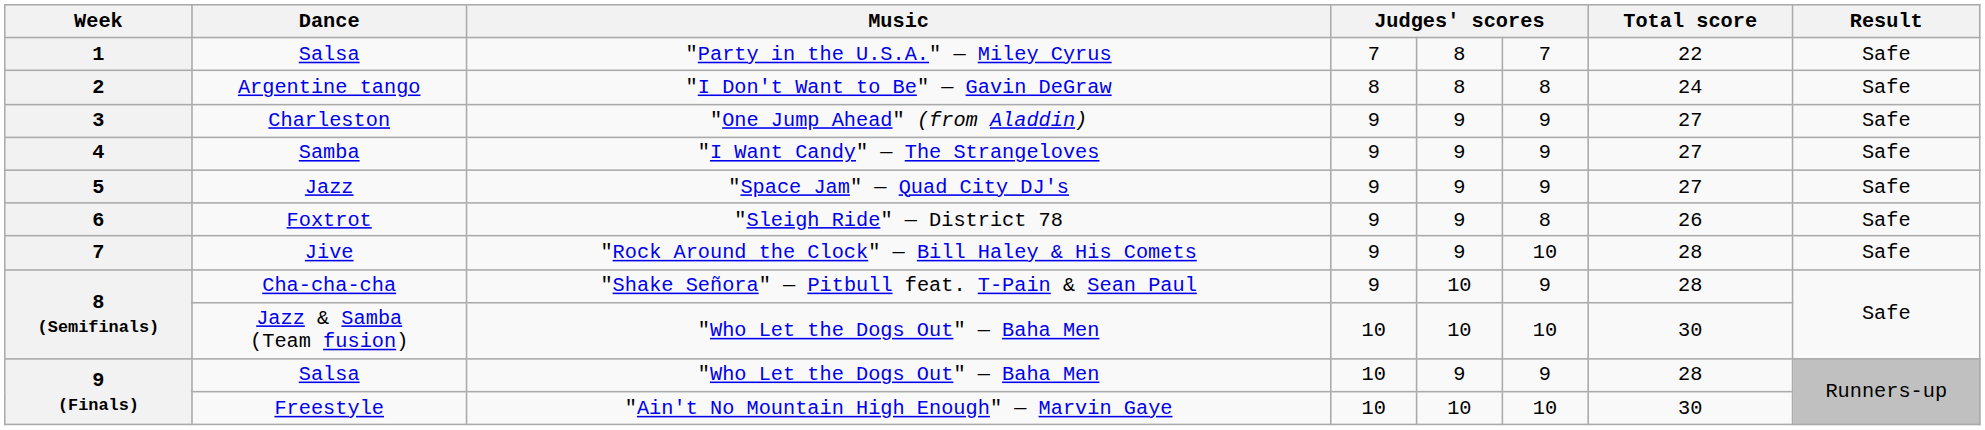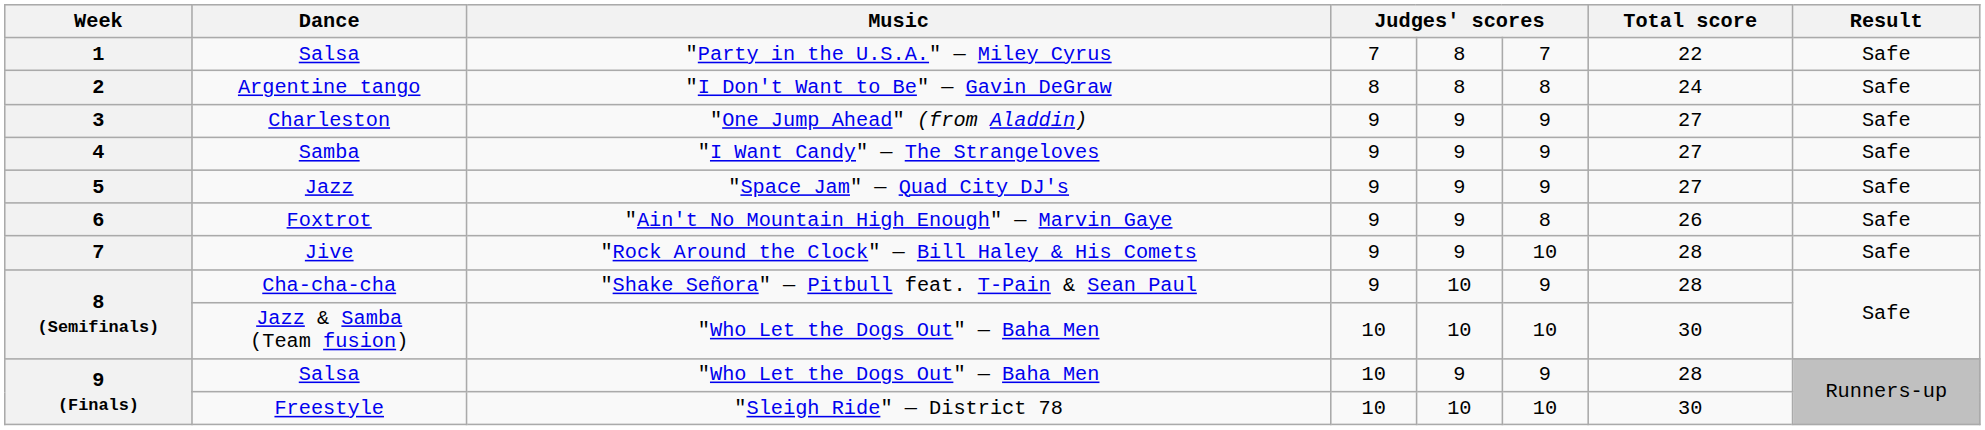(899, 220) "Sleigh Ride" — District 78 -> (899, 220) "Ain't No Mountain High Enough" — Marvin Gaye
(899, 408) "Ain't No Mountain High Enough" — Marvin Gaye -> (899, 408) "Sleigh Ride" — District 78
